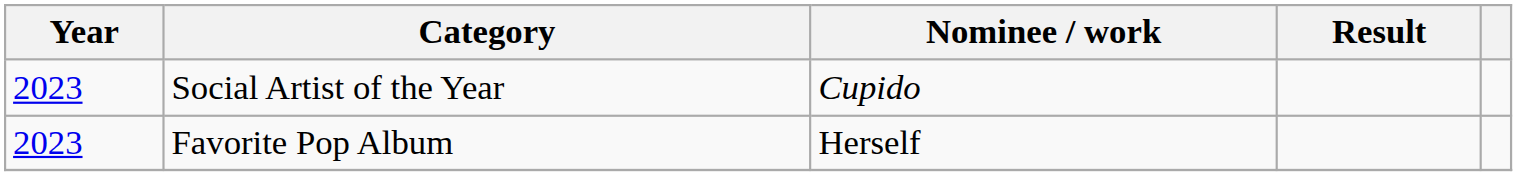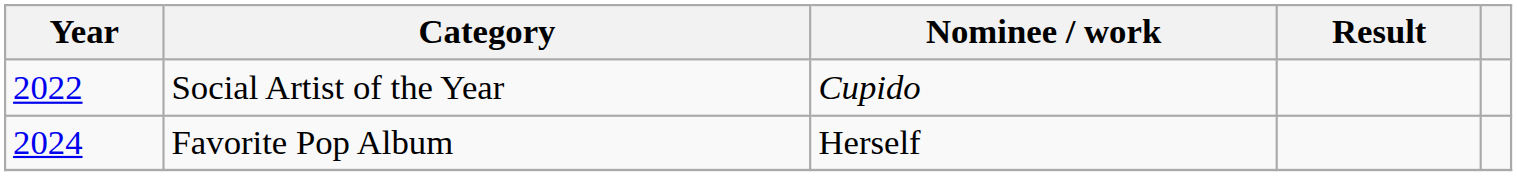(48, 87) 2023 -> (48, 87) 2022
(48, 142) 2023 -> (48, 142) 2024
